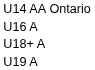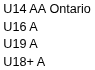rows swapped: (21, 61) <-> (24, 44)
